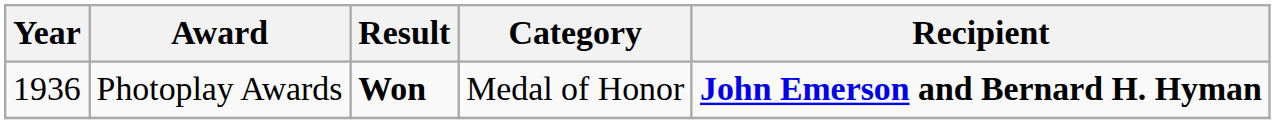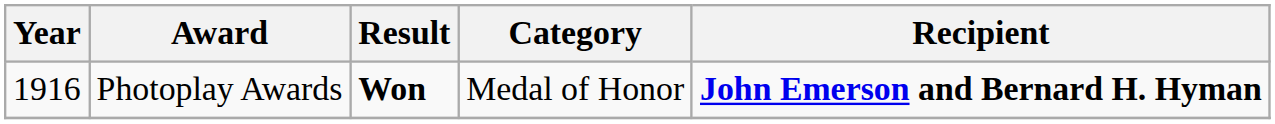(47, 88) 1936 -> (47, 88) 1916
